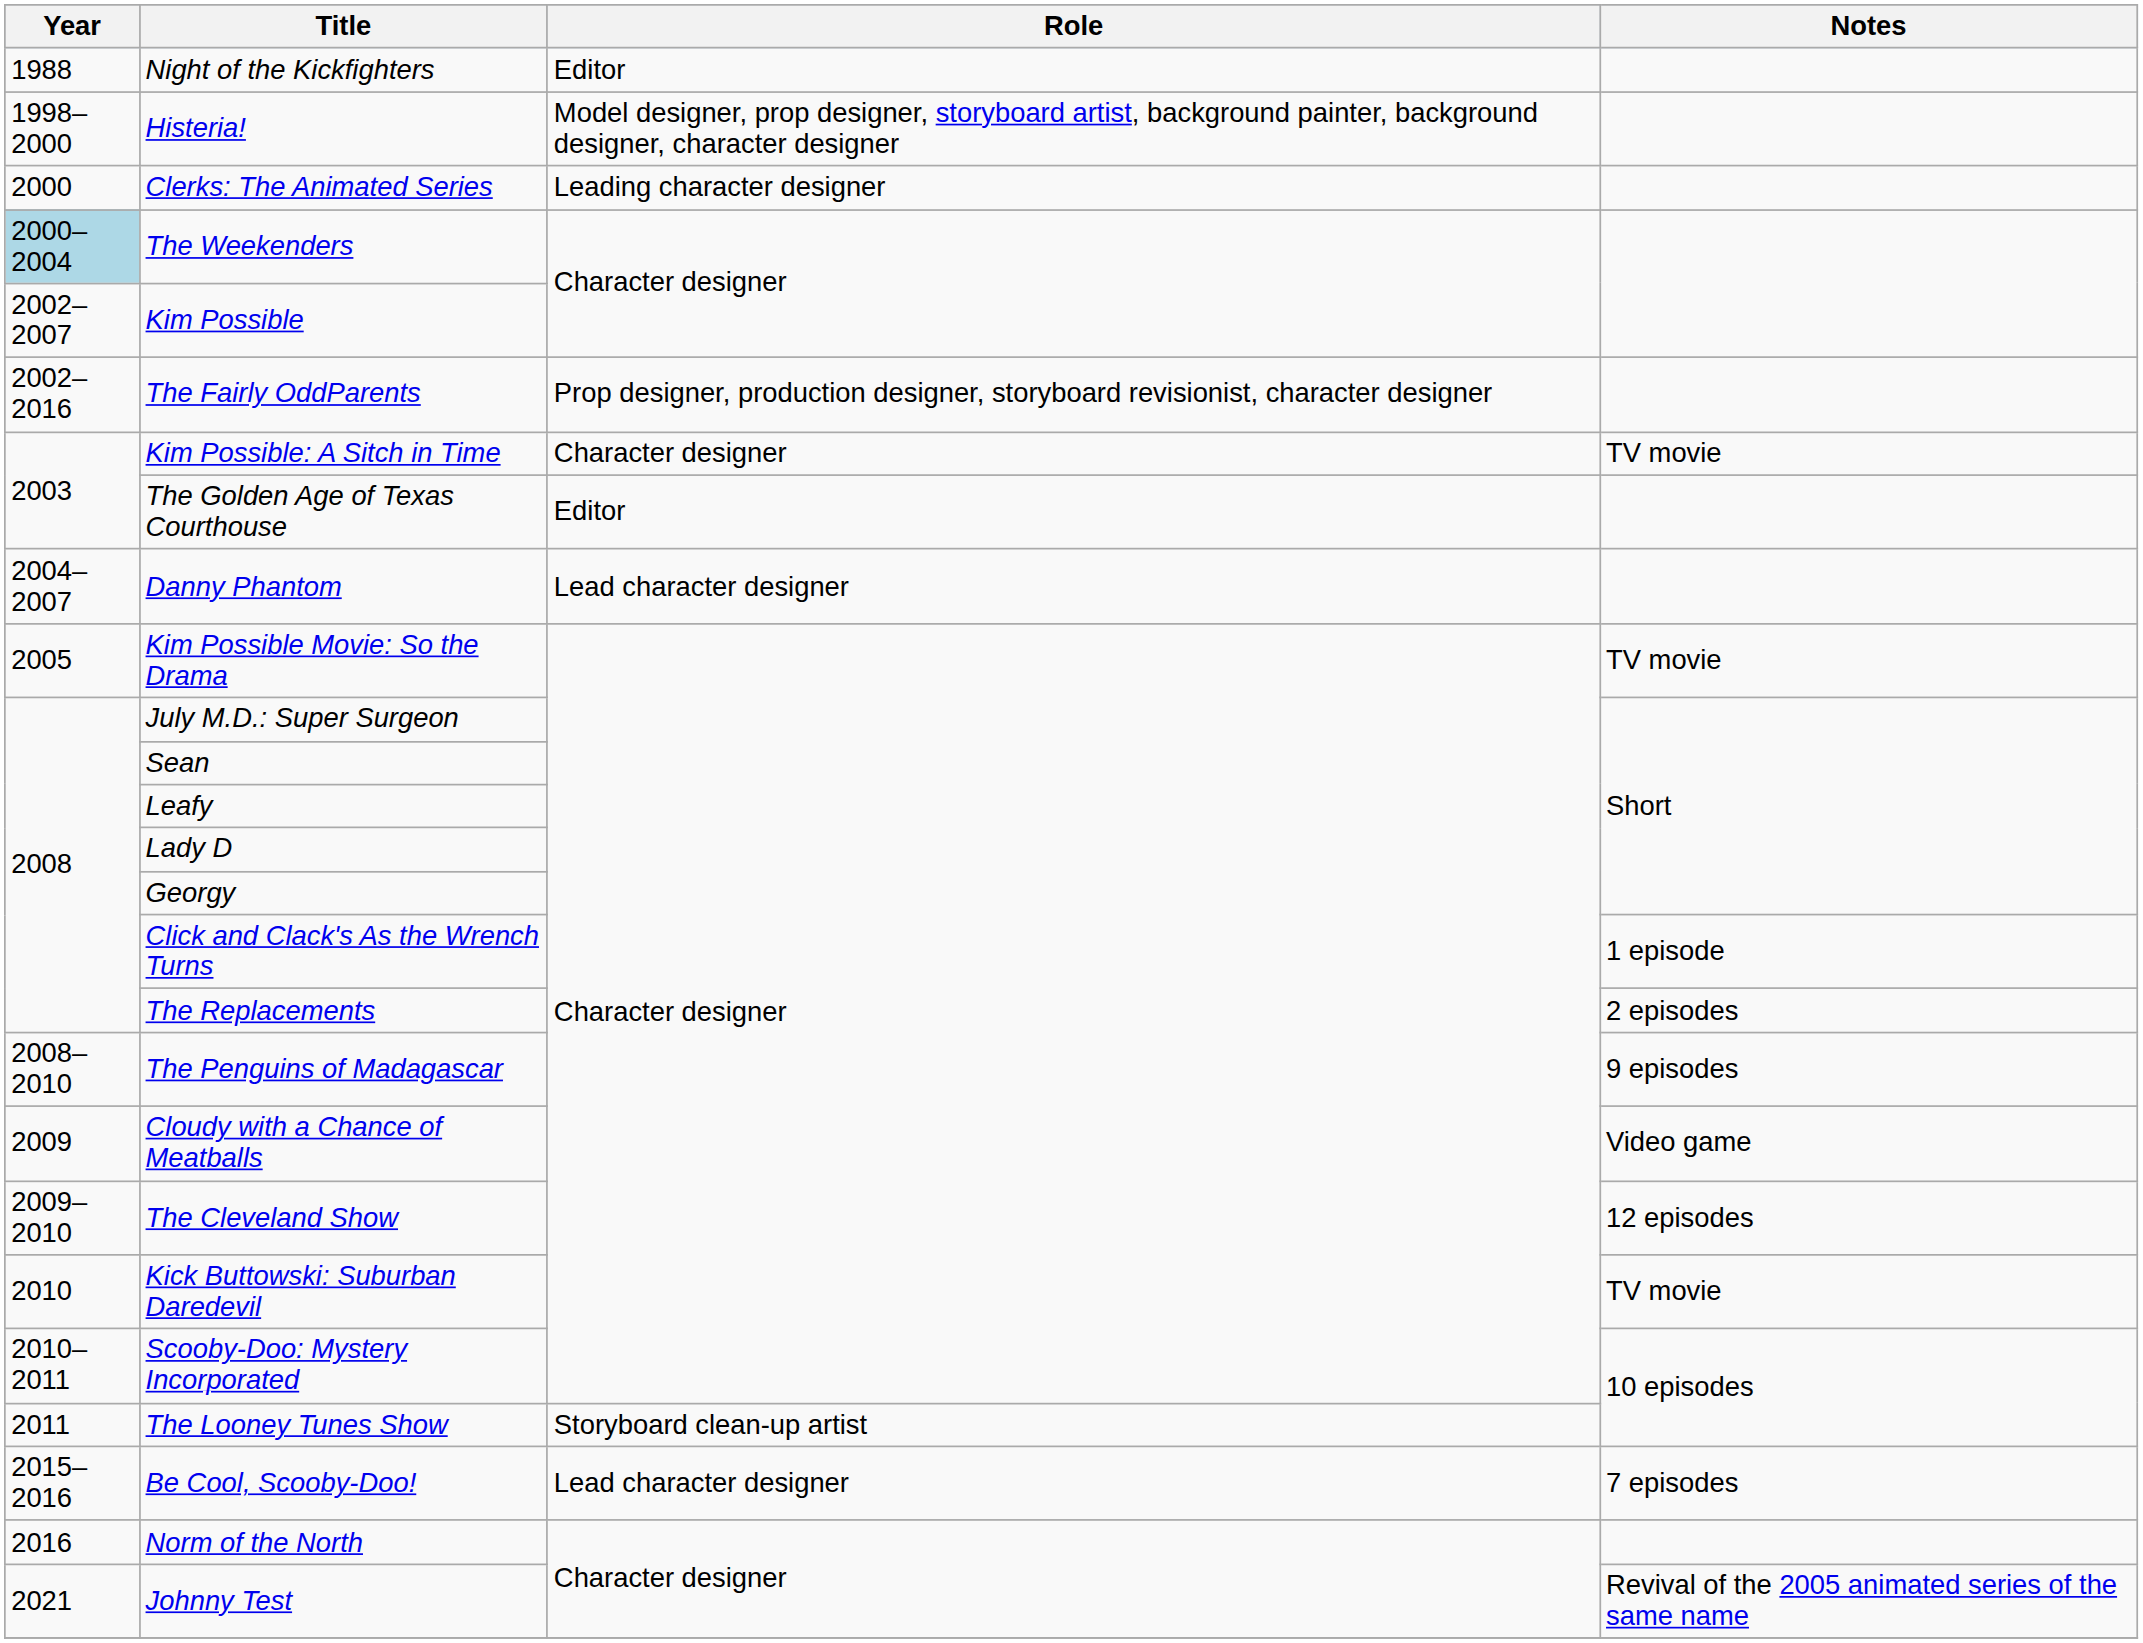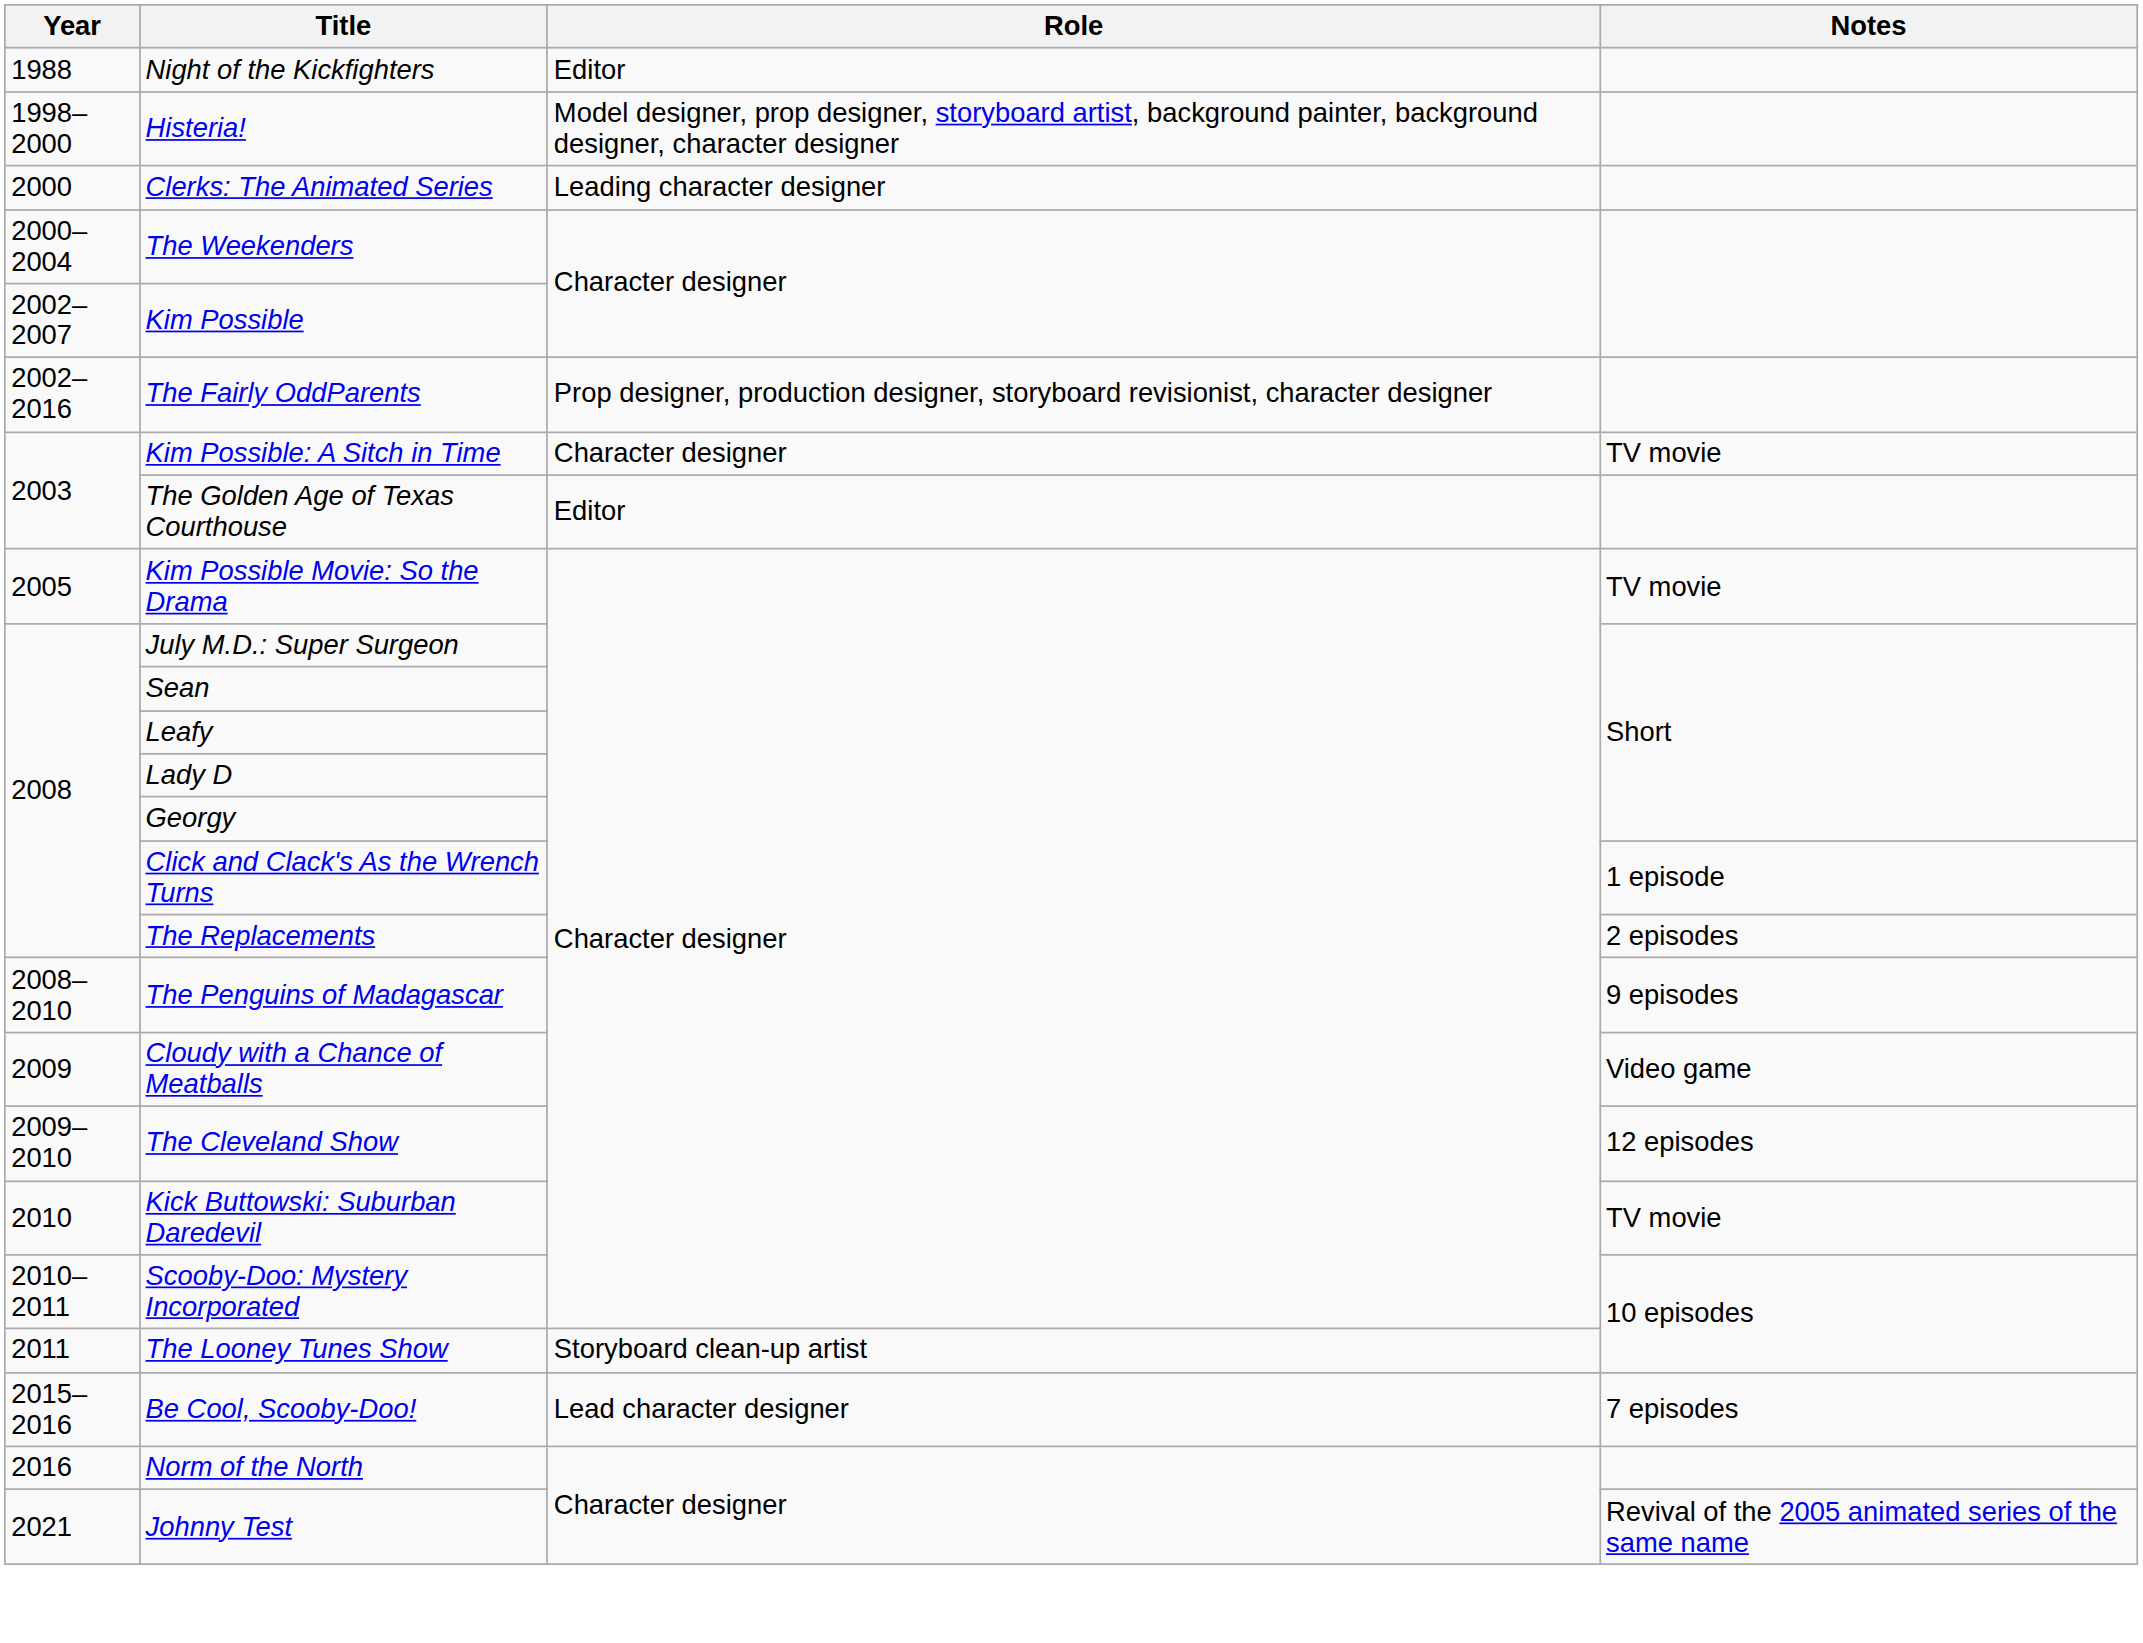(49, 245) lightblue background -> (49, 245) no background
- row: (244, 586)
